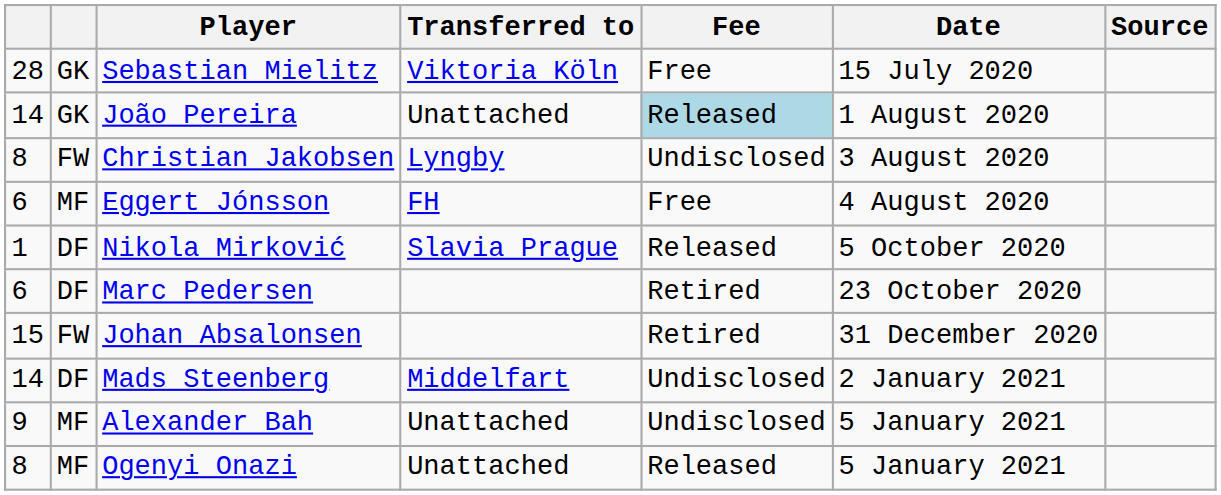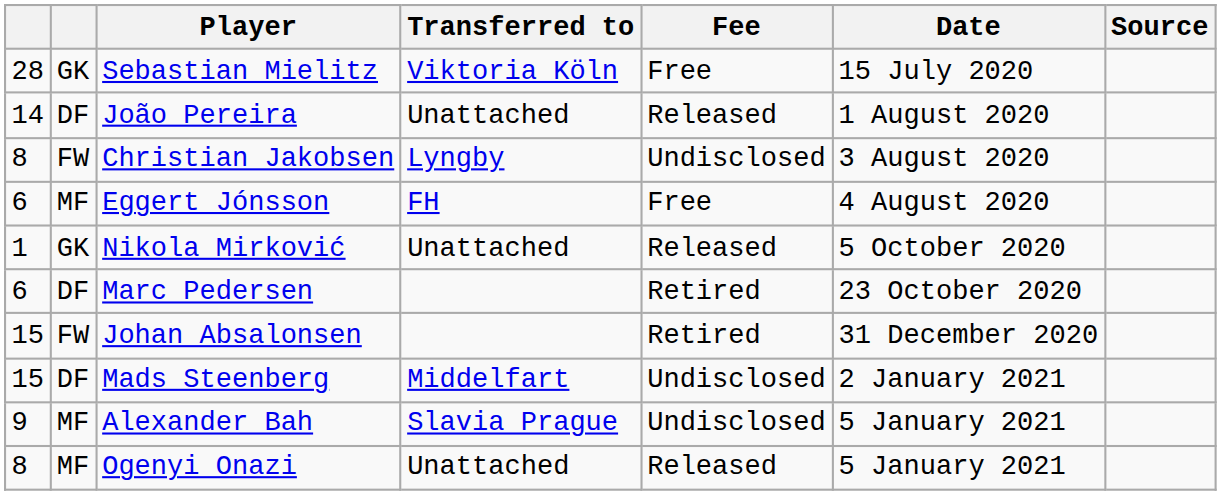(73, 115) GK -> (73, 115) DF
(712, 115) lightblue background -> (712, 115) no background
(73, 247) DF -> (73, 247) GK
(513, 247) Slavia Prague -> (488, 247) Unattached
(28, 380) 14 -> (28, 380) 15
(488, 424) Unattached -> (513, 424) Slavia Prague
